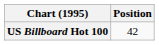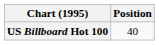(133, 31) 42 -> (133, 31) 40
